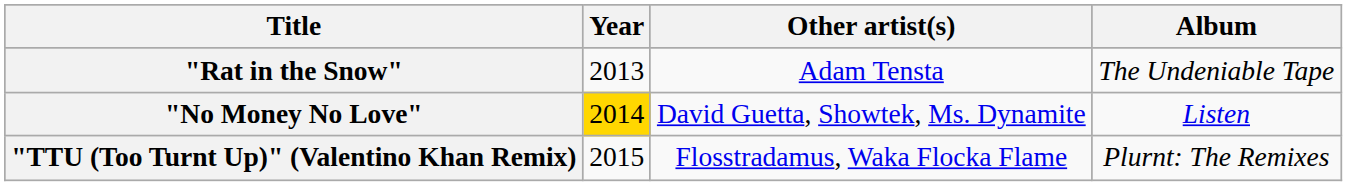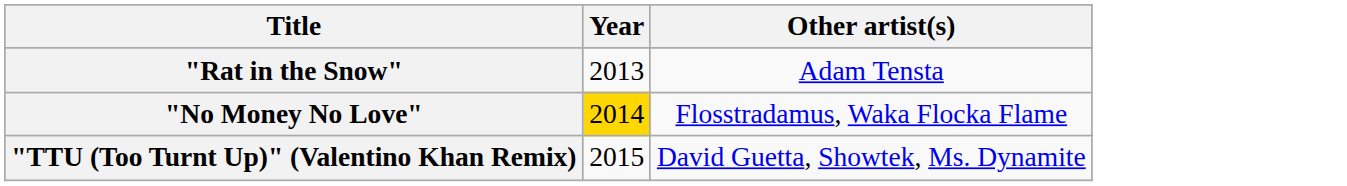- column: (1216, 26)
(871, 113) David Guetta, Showtek, Ms. Dynamite -> (871, 113) Flosstradamus, Waka Flocka Flame
(871, 157) Flosstradamus, Waka Flocka Flame -> (871, 157) David Guetta, Showtek, Ms. Dynamite
